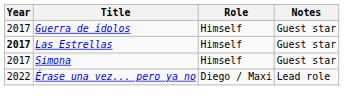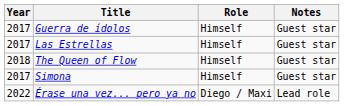(19, 45) bold -> (19, 45) normal
+ row: (86, 61)
